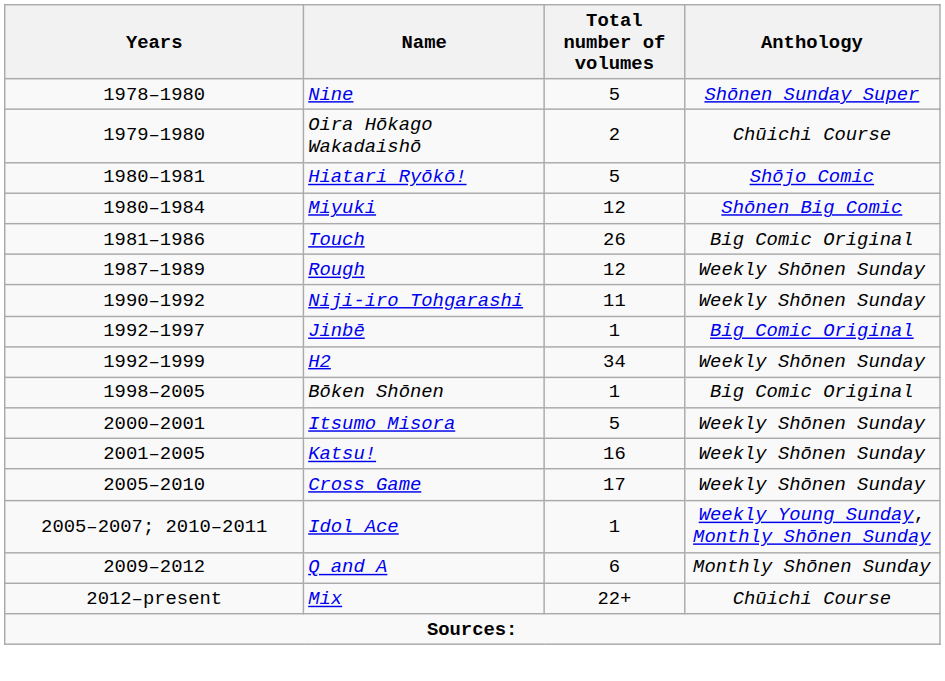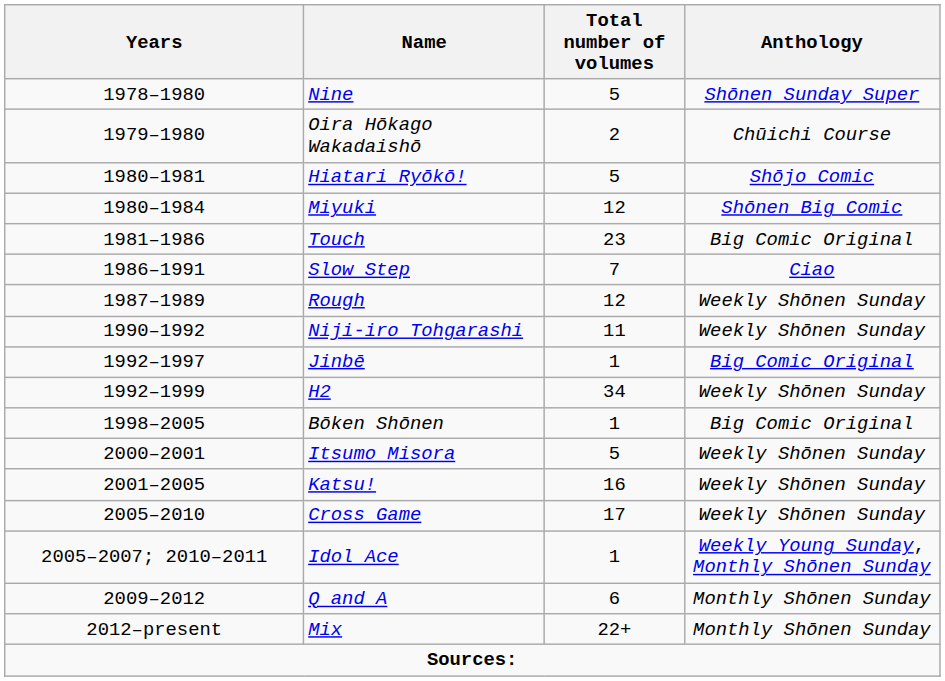(614, 239) 26 -> (614, 239) 23
+ row: (359, 270)
(812, 599) Chūichi Course -> (812, 629) Monthly Shōnen Sunday
